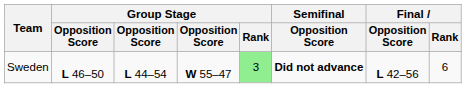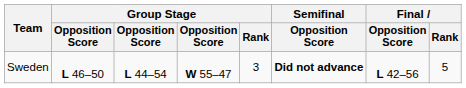(256, 68) lightgreen background -> (256, 68) no background
(445, 68) 6 -> (445, 68) 5
